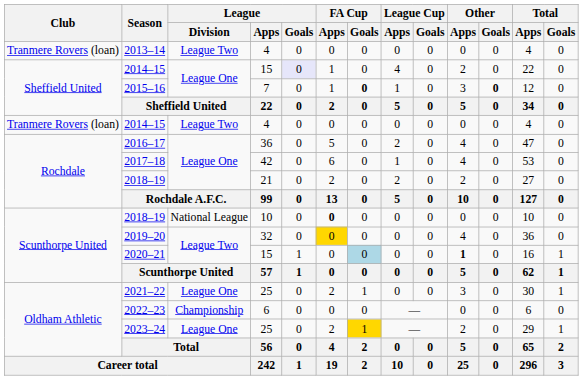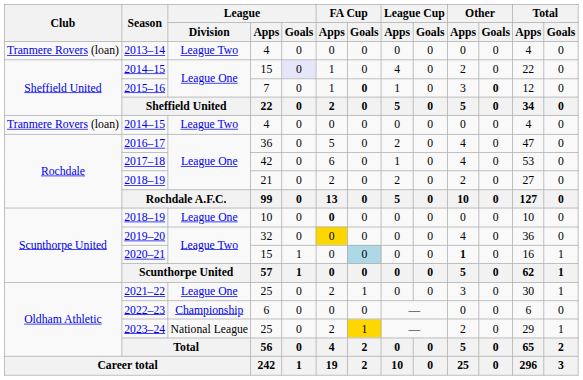(209, 217) National League -> (209, 217) League One
(209, 328) League One -> (209, 328) National League
